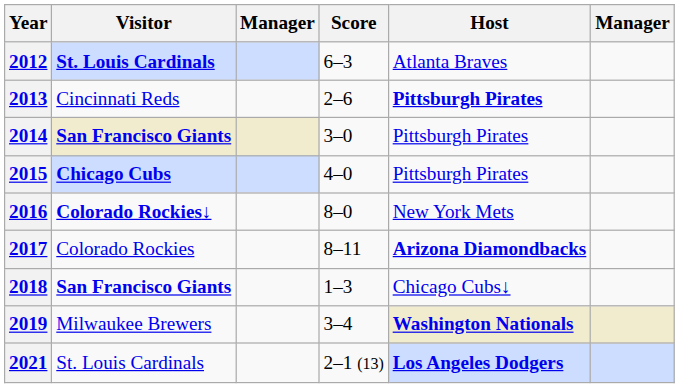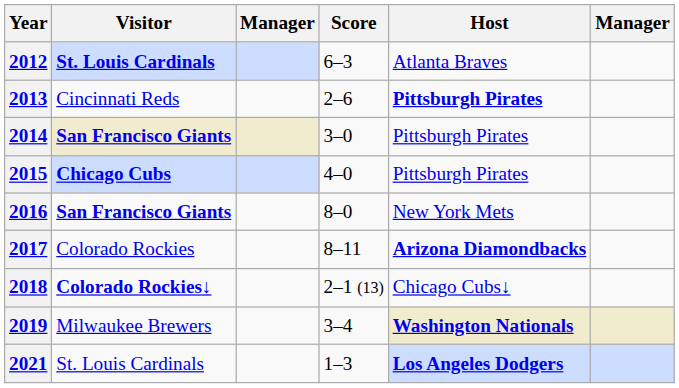(134, 211) Colorado Rockies↓ -> (144, 211) San Francisco Giants
(144, 286) San Francisco Giants -> (134, 287) Colorado Rockies↓
(338, 286) 1–3 -> (354, 286) 2–1 (13)
(354, 362) 2–1 (13) -> (338, 363) 1–3
